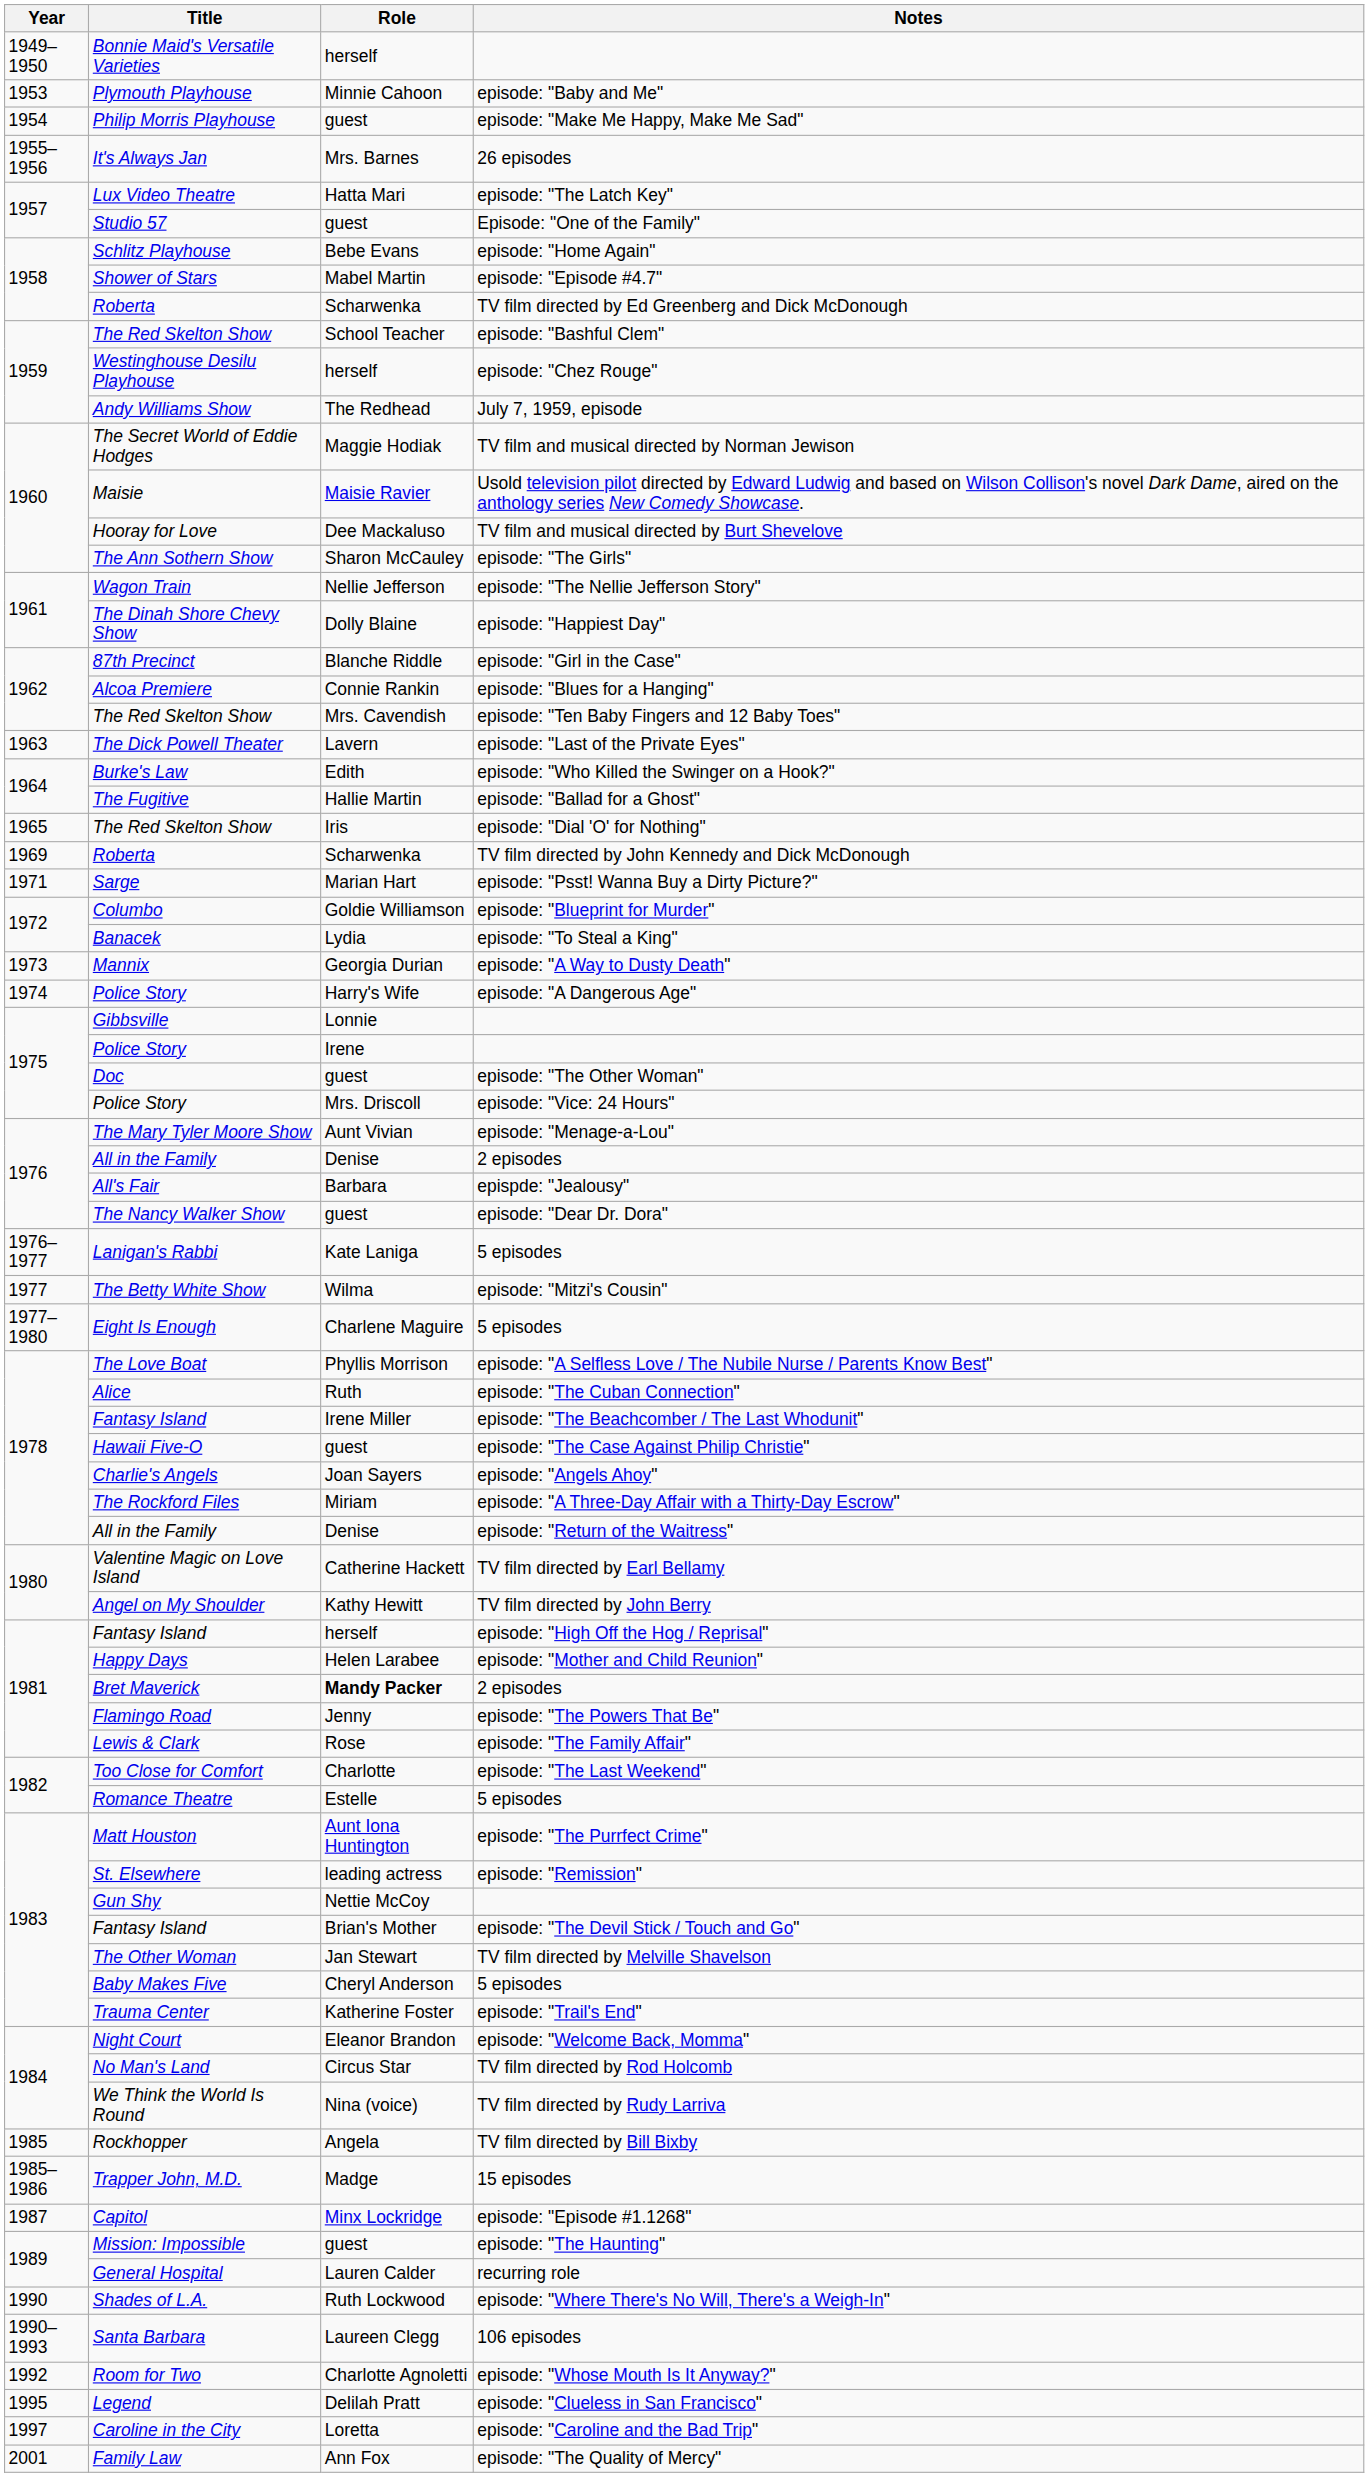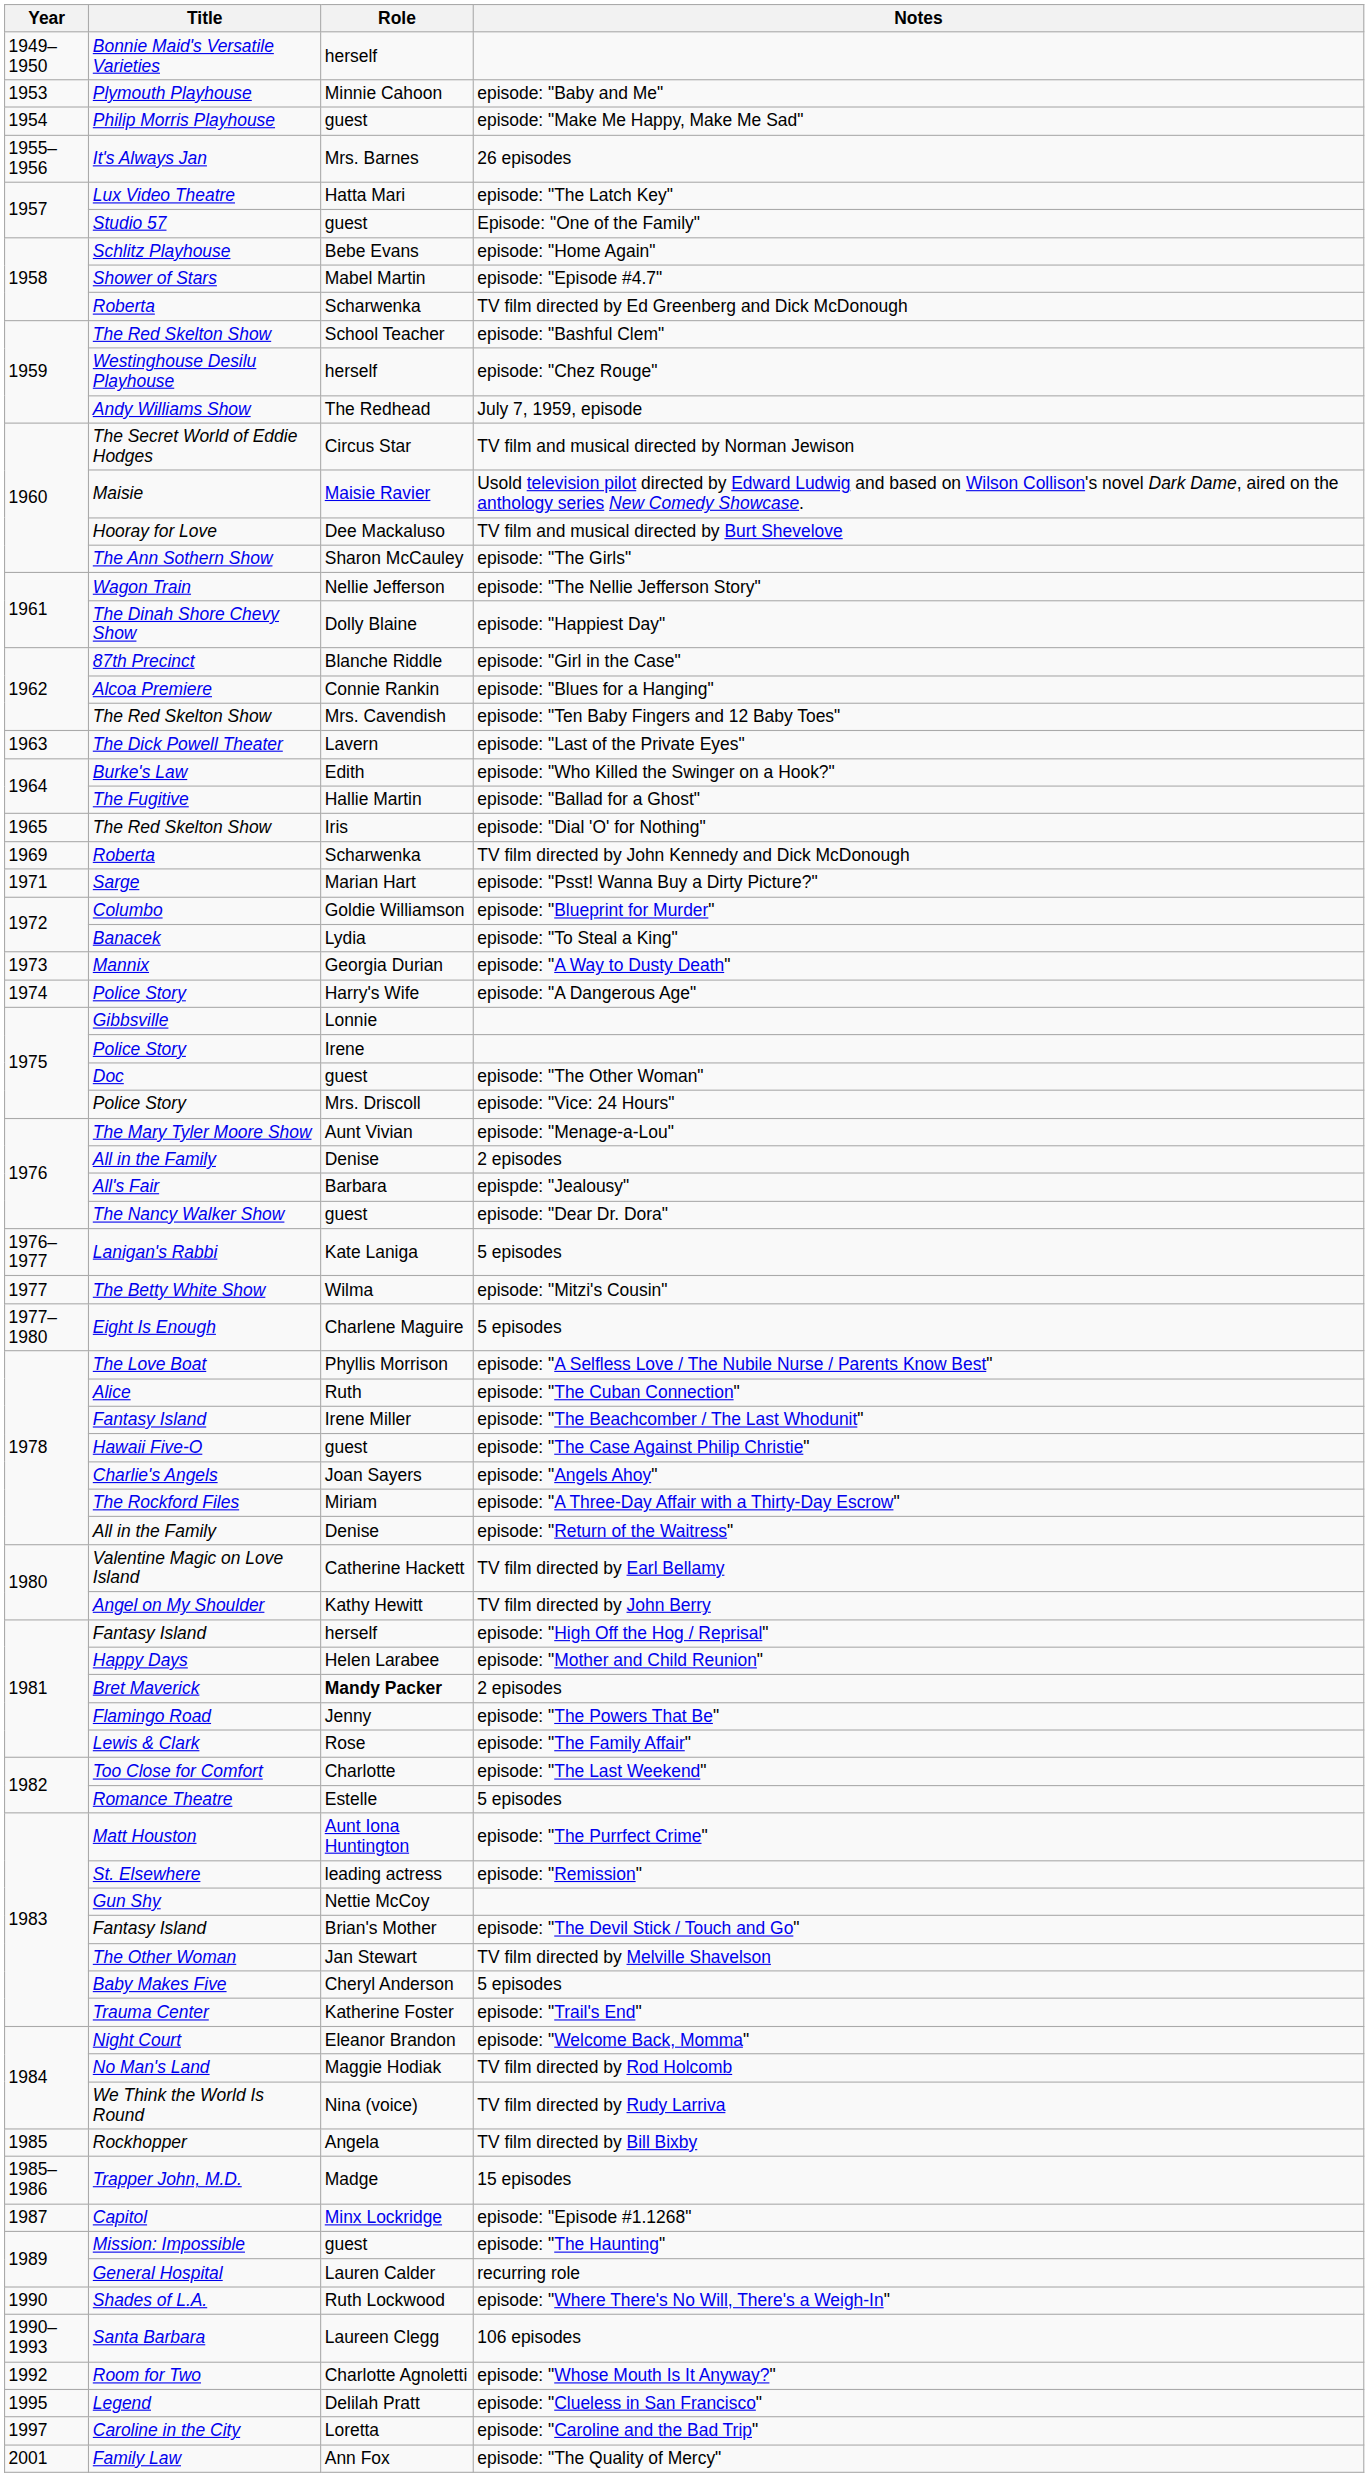(383, 446) Maggie Hodiak -> (368, 446) Circus Star
(368, 2067) Circus Star -> (383, 2067) Maggie Hodiak
